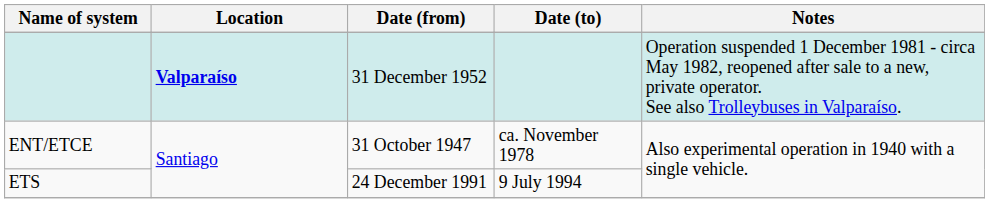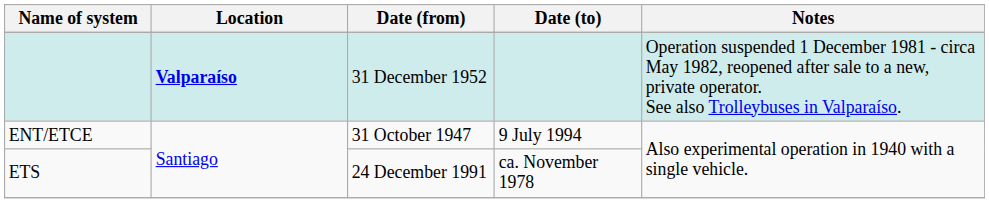(548, 144) ca. November 1978 -> (540, 134) 9 July 1994
(540, 183) 9 July 1994 -> (548, 173) ca. November 1978
